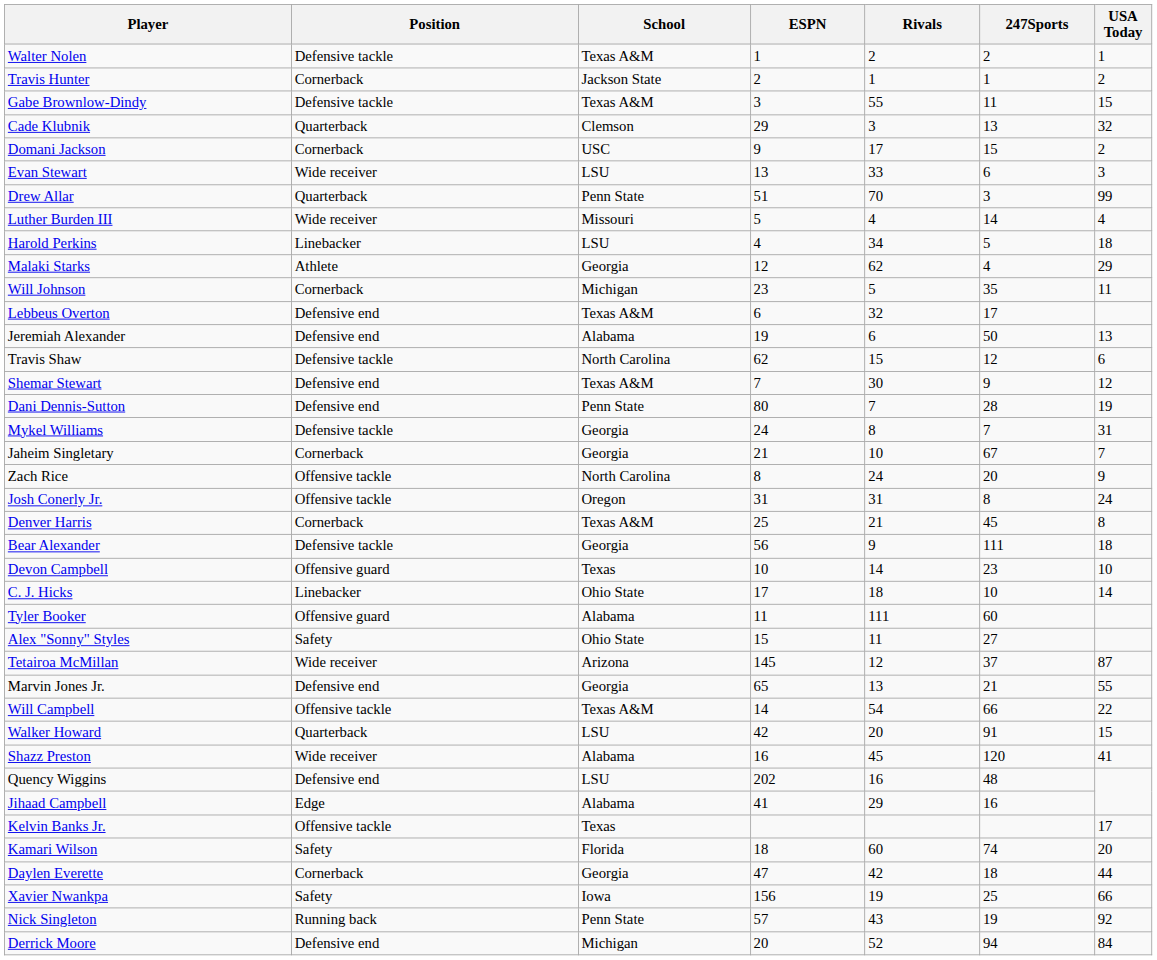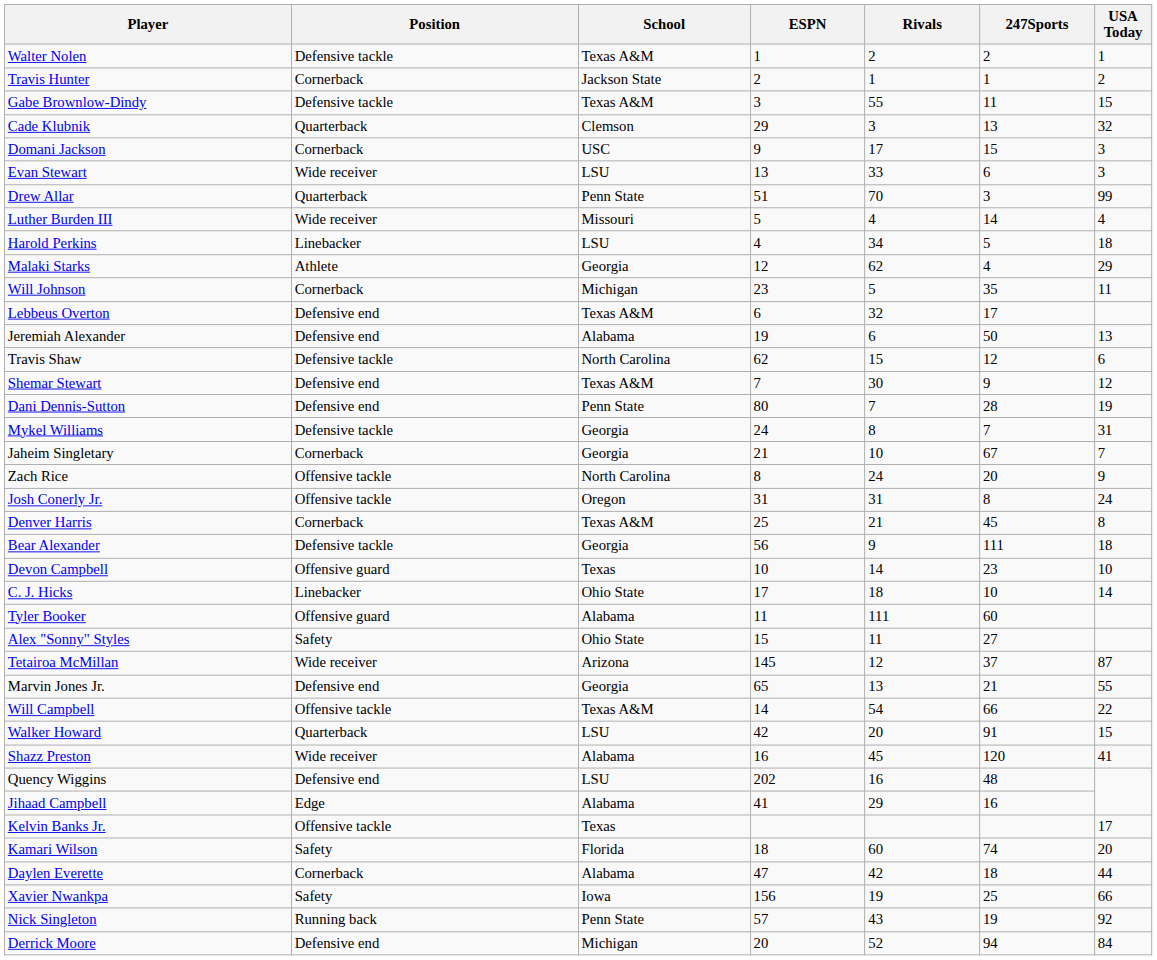(1101, 149) 2 -> (1101, 149) 3
(605, 873) Georgia -> (608, 873) Alabama
